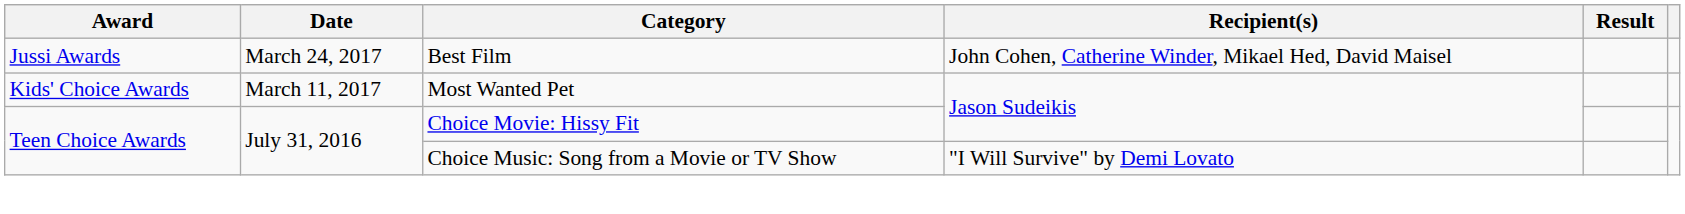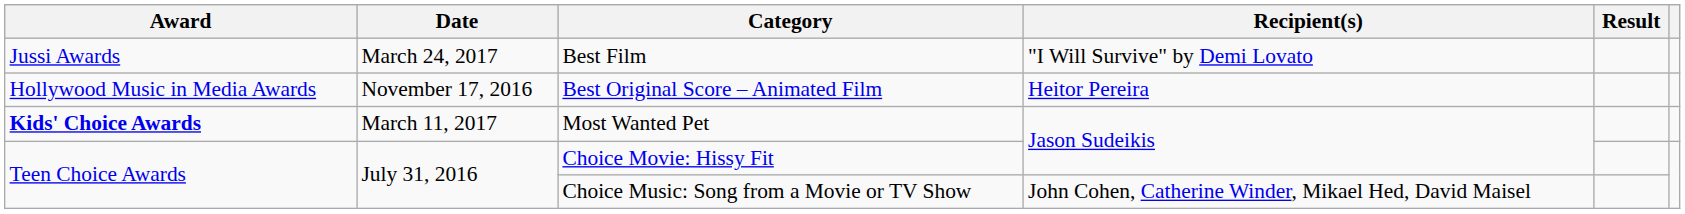(1201, 55) John Cohen, Catherine Winder, Mikael Hed, David Maisel -> (1171, 55) "I Will Survive" by Demi Lovato
+ row: (722, 89)
(99, 89) normal -> (105, 123) bold
(1092, 157) "I Will Survive" by Demi Lovato -> (1280, 191) John Cohen, Catherine Winder, Mikael Hed, David Maisel
